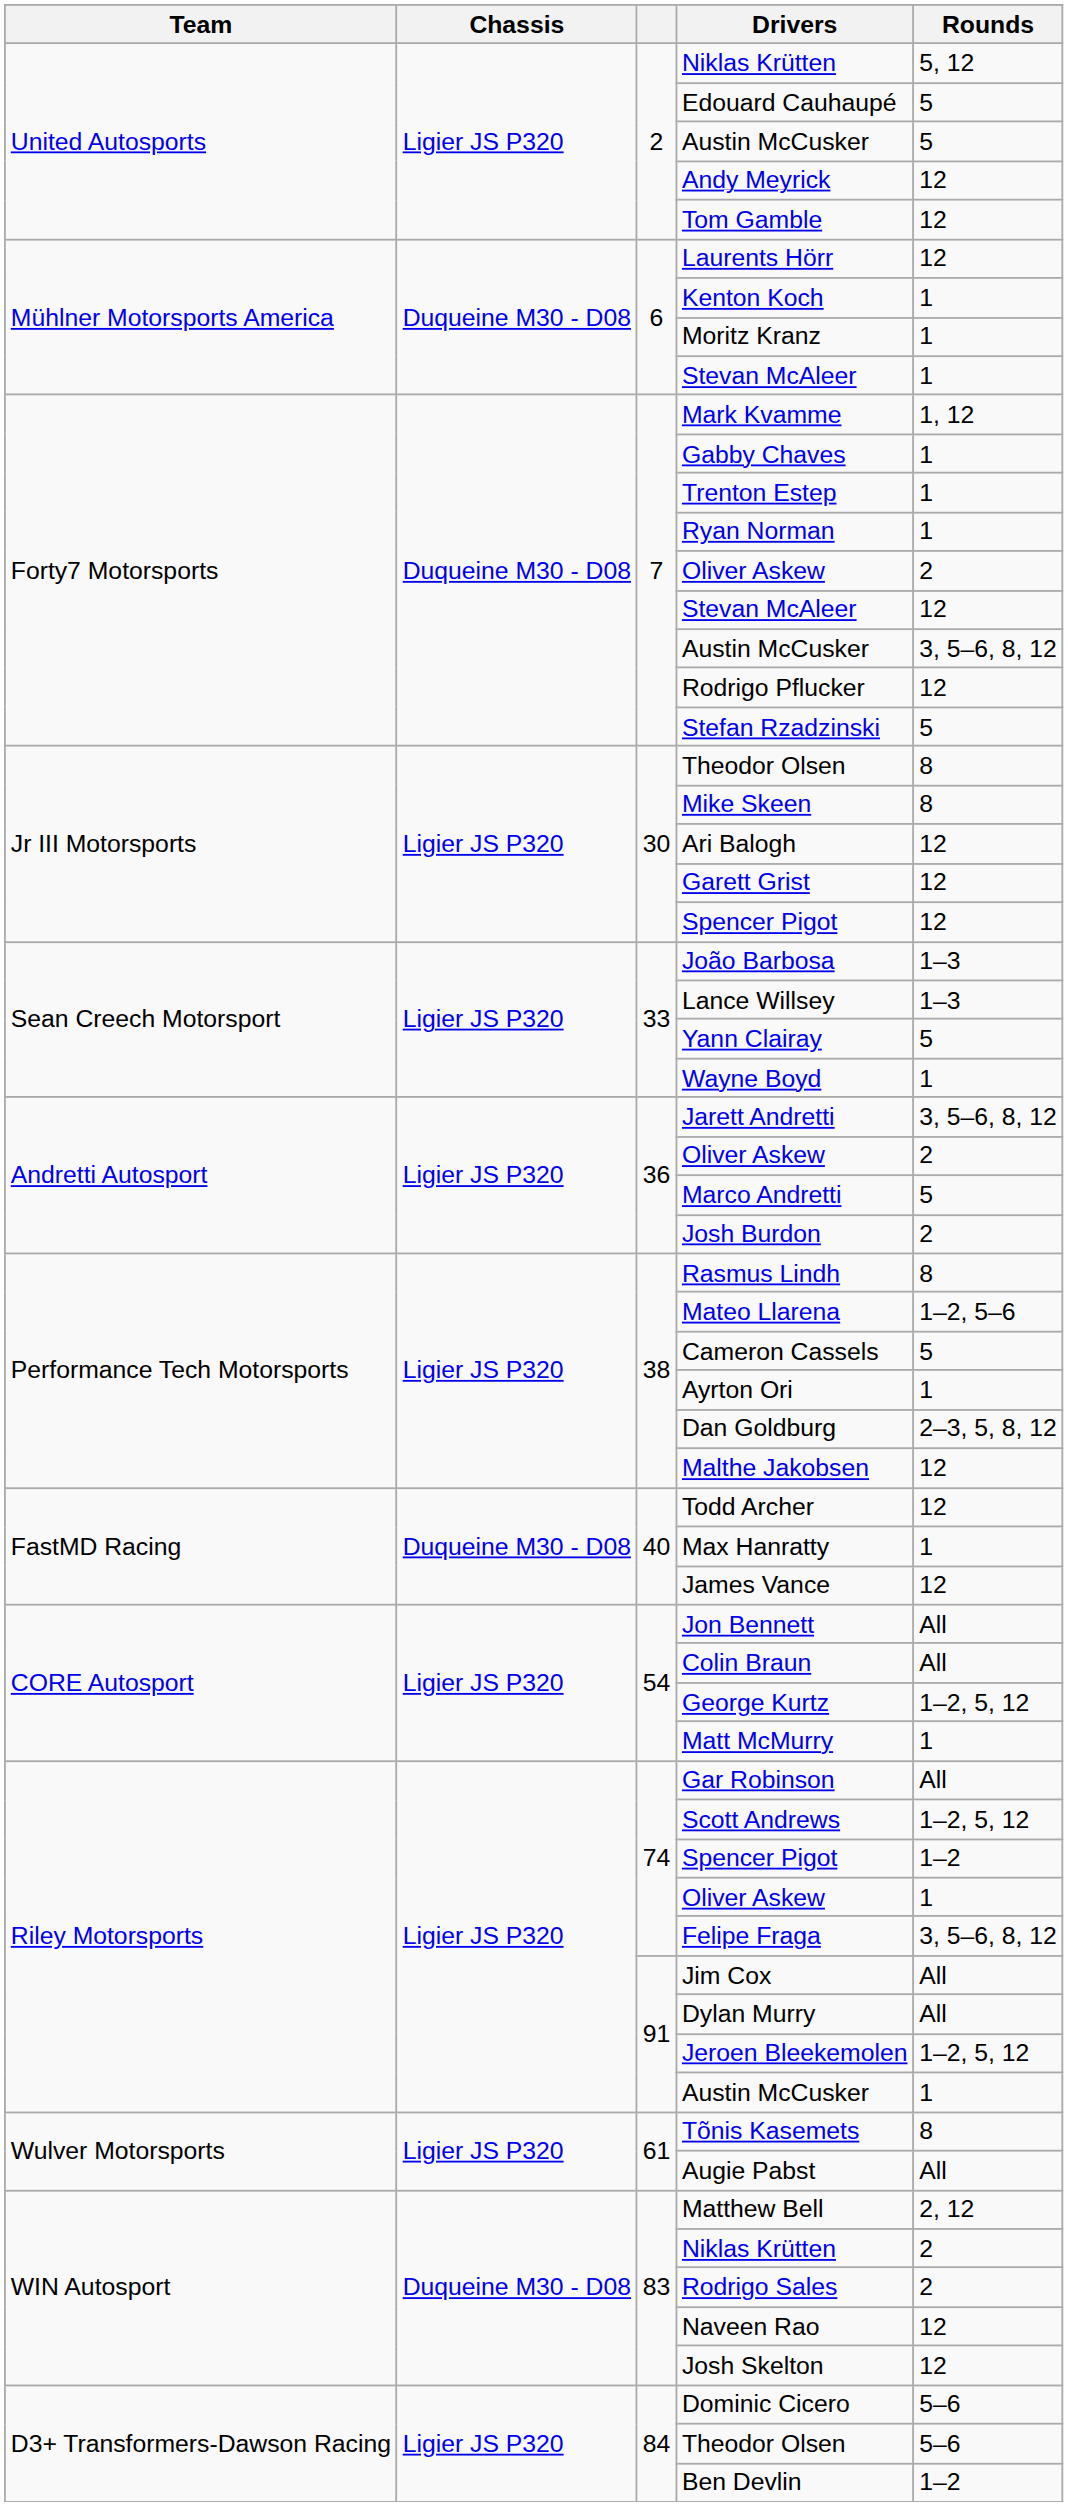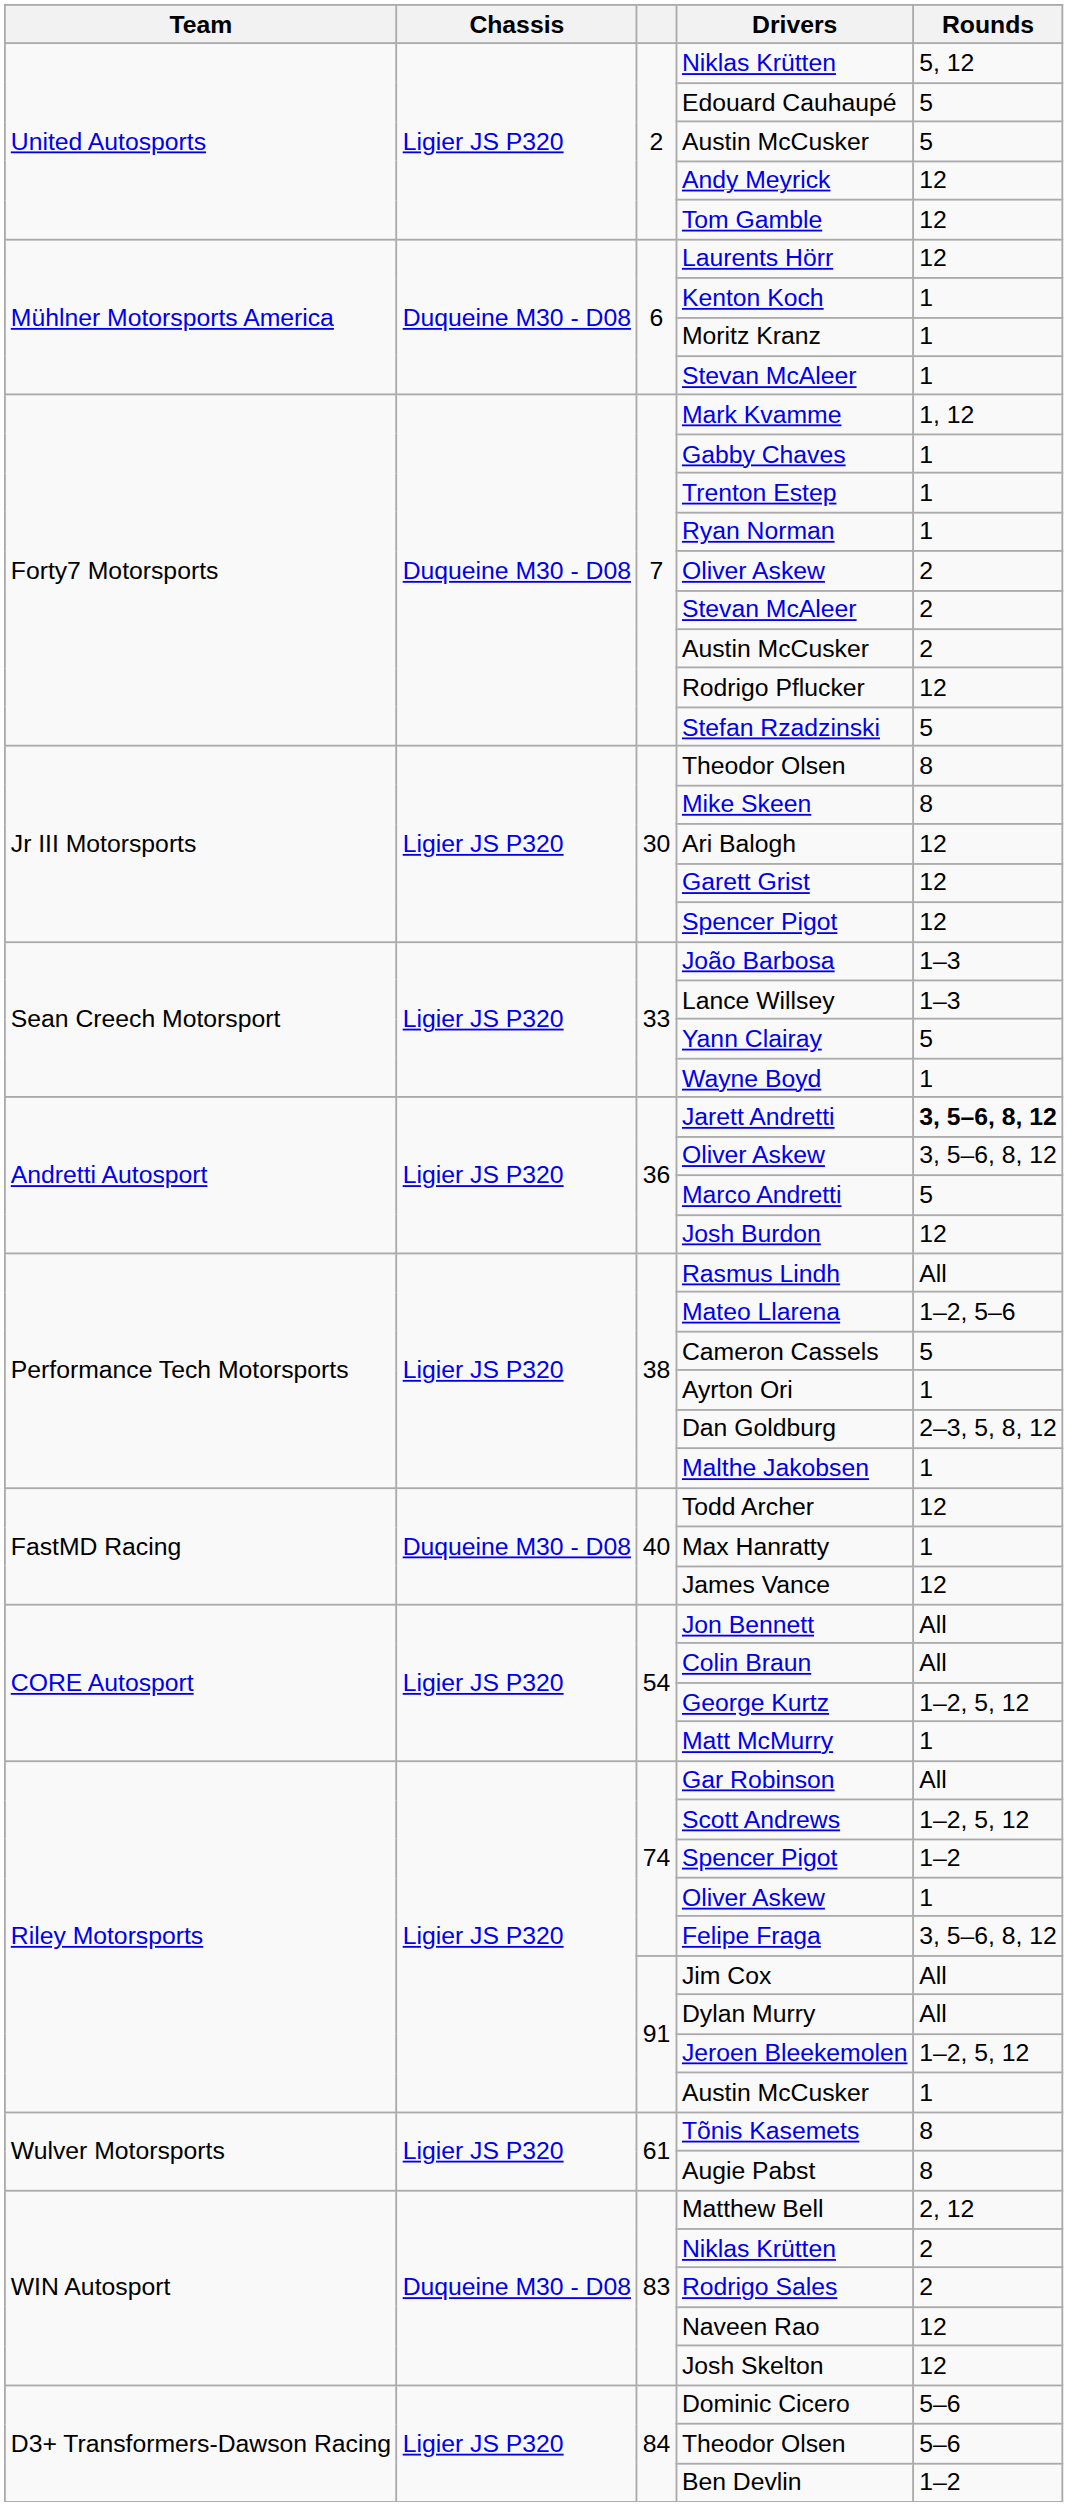(933, 609) 12 -> (926, 609) 2
(988, 648) 3, 5–6, 8, 12 -> (926, 648) 2
(988, 1116) normal -> (988, 1116) bold
(926, 1155) 2 -> (988, 1155) 3, 5–6, 8, 12
(926, 1234) 2 -> (933, 1234) 12
(926, 1273) 8 -> (933, 1273) All
(933, 1468) 12 -> (926, 1468) 1
(933, 2170) All -> (926, 2170) 8
